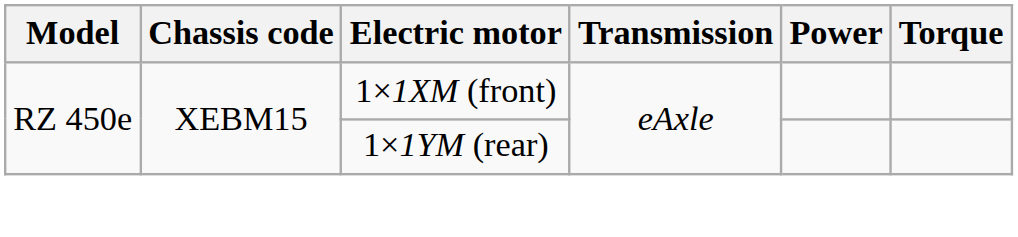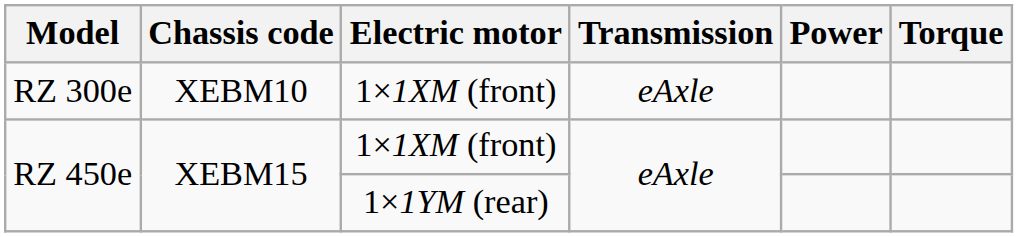+ row: (73, 89)
